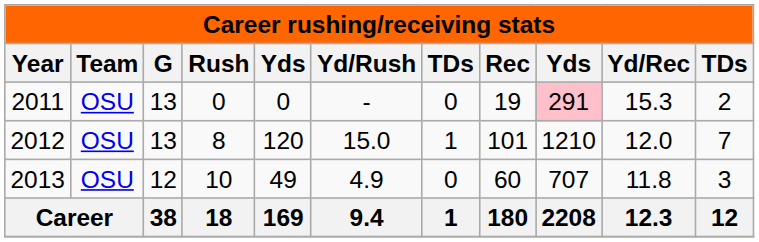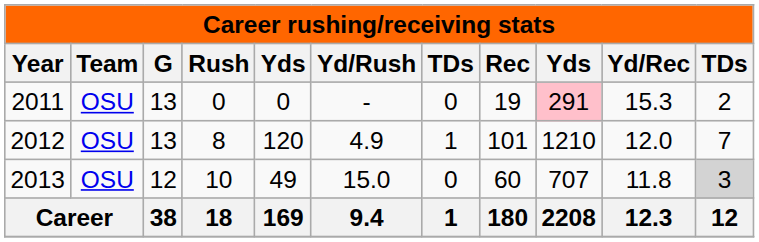(367, 141) 15.0 -> (367, 141) 4.9
(367, 179) 4.9 -> (367, 179) 15.0
(725, 179) no background -> (725, 179) lightgrey background
